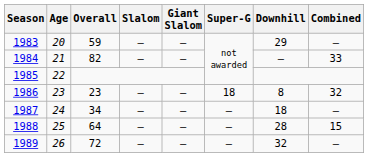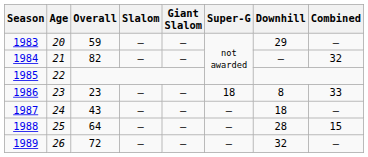(336, 59) 33 -> (336, 59) 32
(336, 93) 32 -> (336, 93) 33
(95, 110) 34 -> (95, 110) 43
